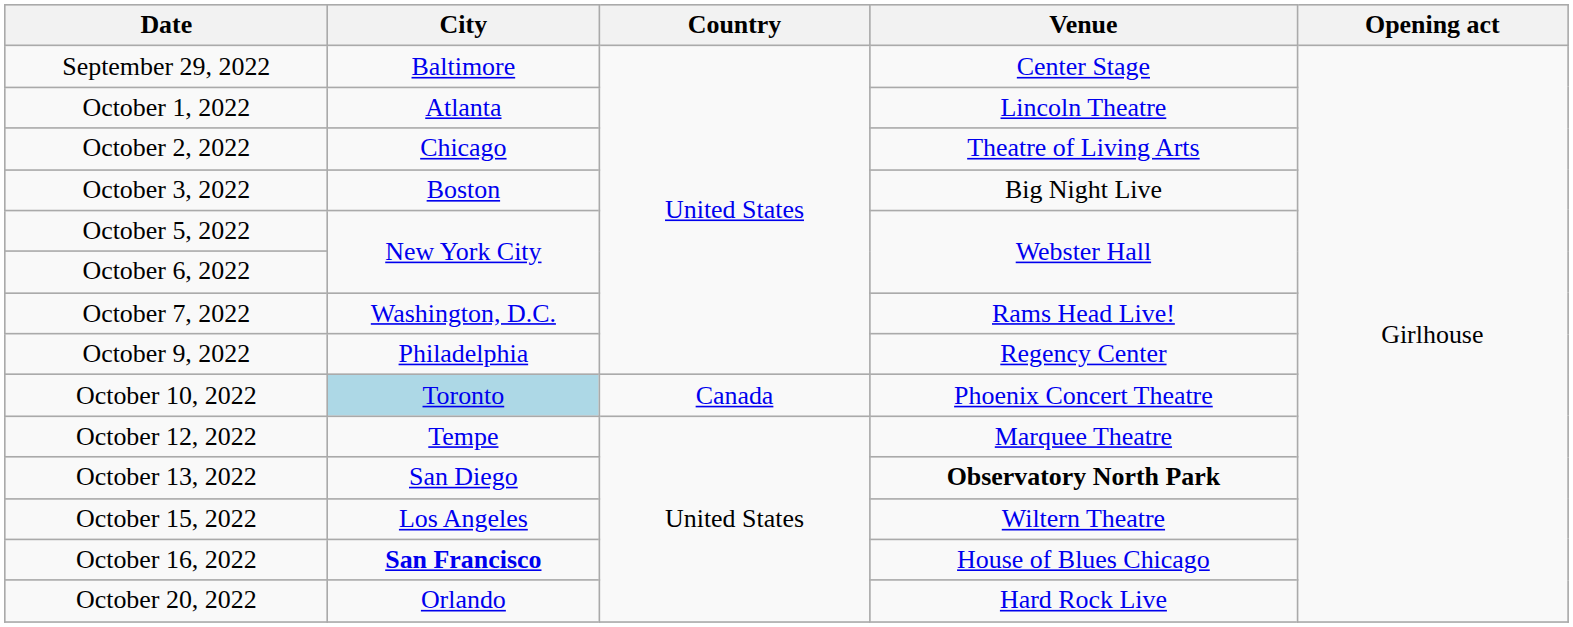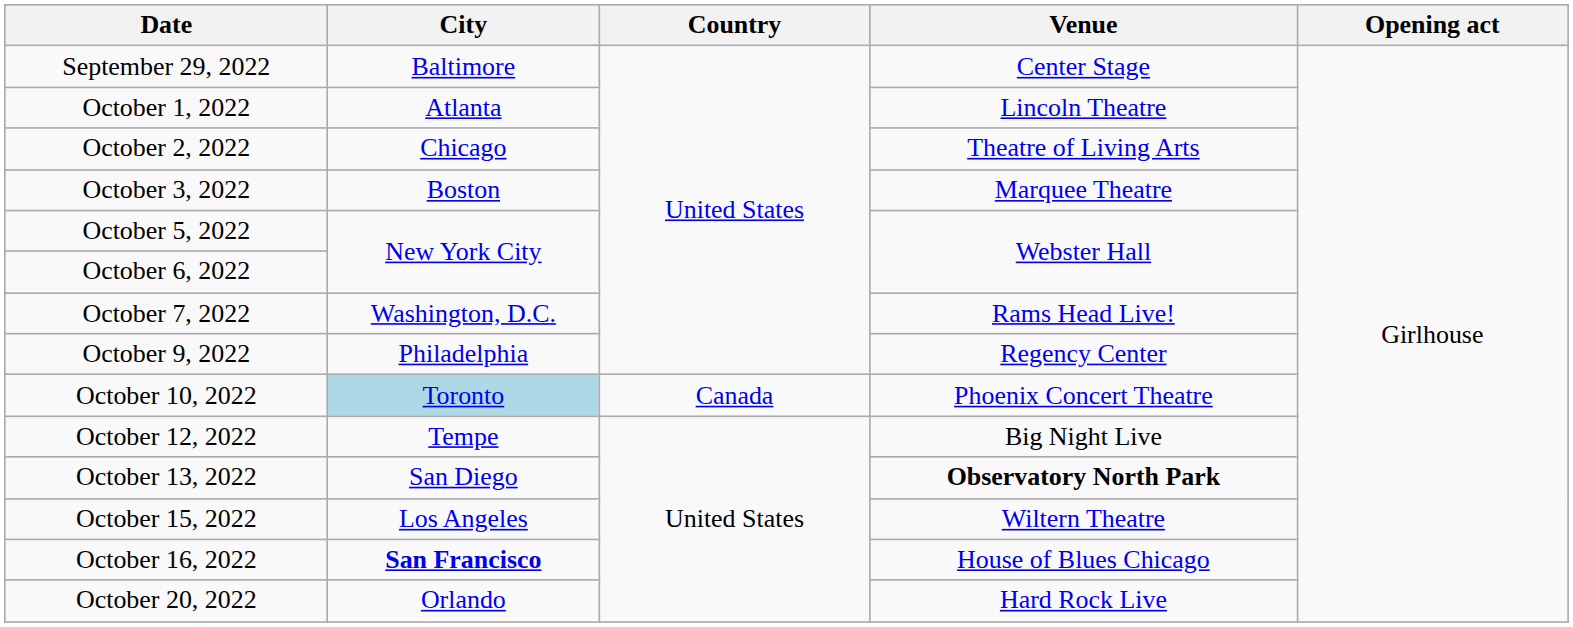(1083, 189) Big Night Live -> (1083, 189) Marquee Theatre
(1083, 436) Marquee Theatre -> (1083, 436) Big Night Live
